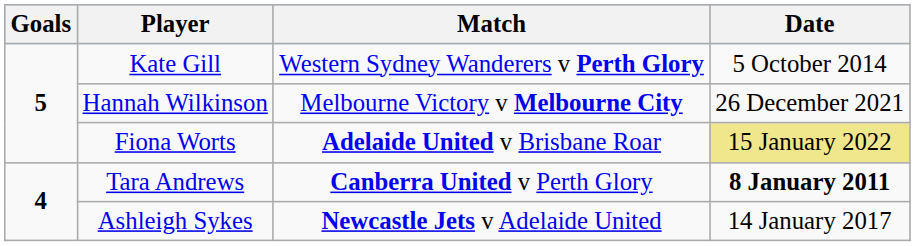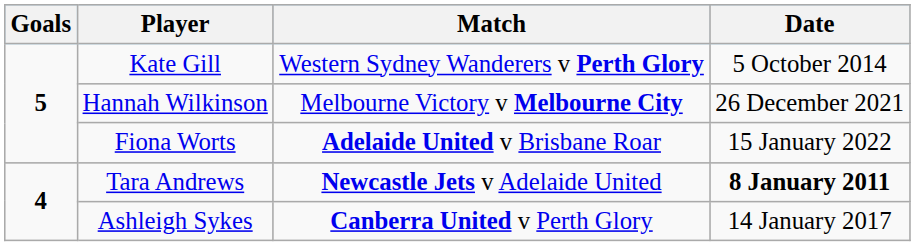(810, 142) khaki background -> (810, 142) no background
(492, 181) Canberra United v Perth Glory -> (492, 181) Newcastle Jets v Adelaide United
(492, 220) Newcastle Jets v Adelaide United -> (492, 220) Canberra United v Perth Glory
